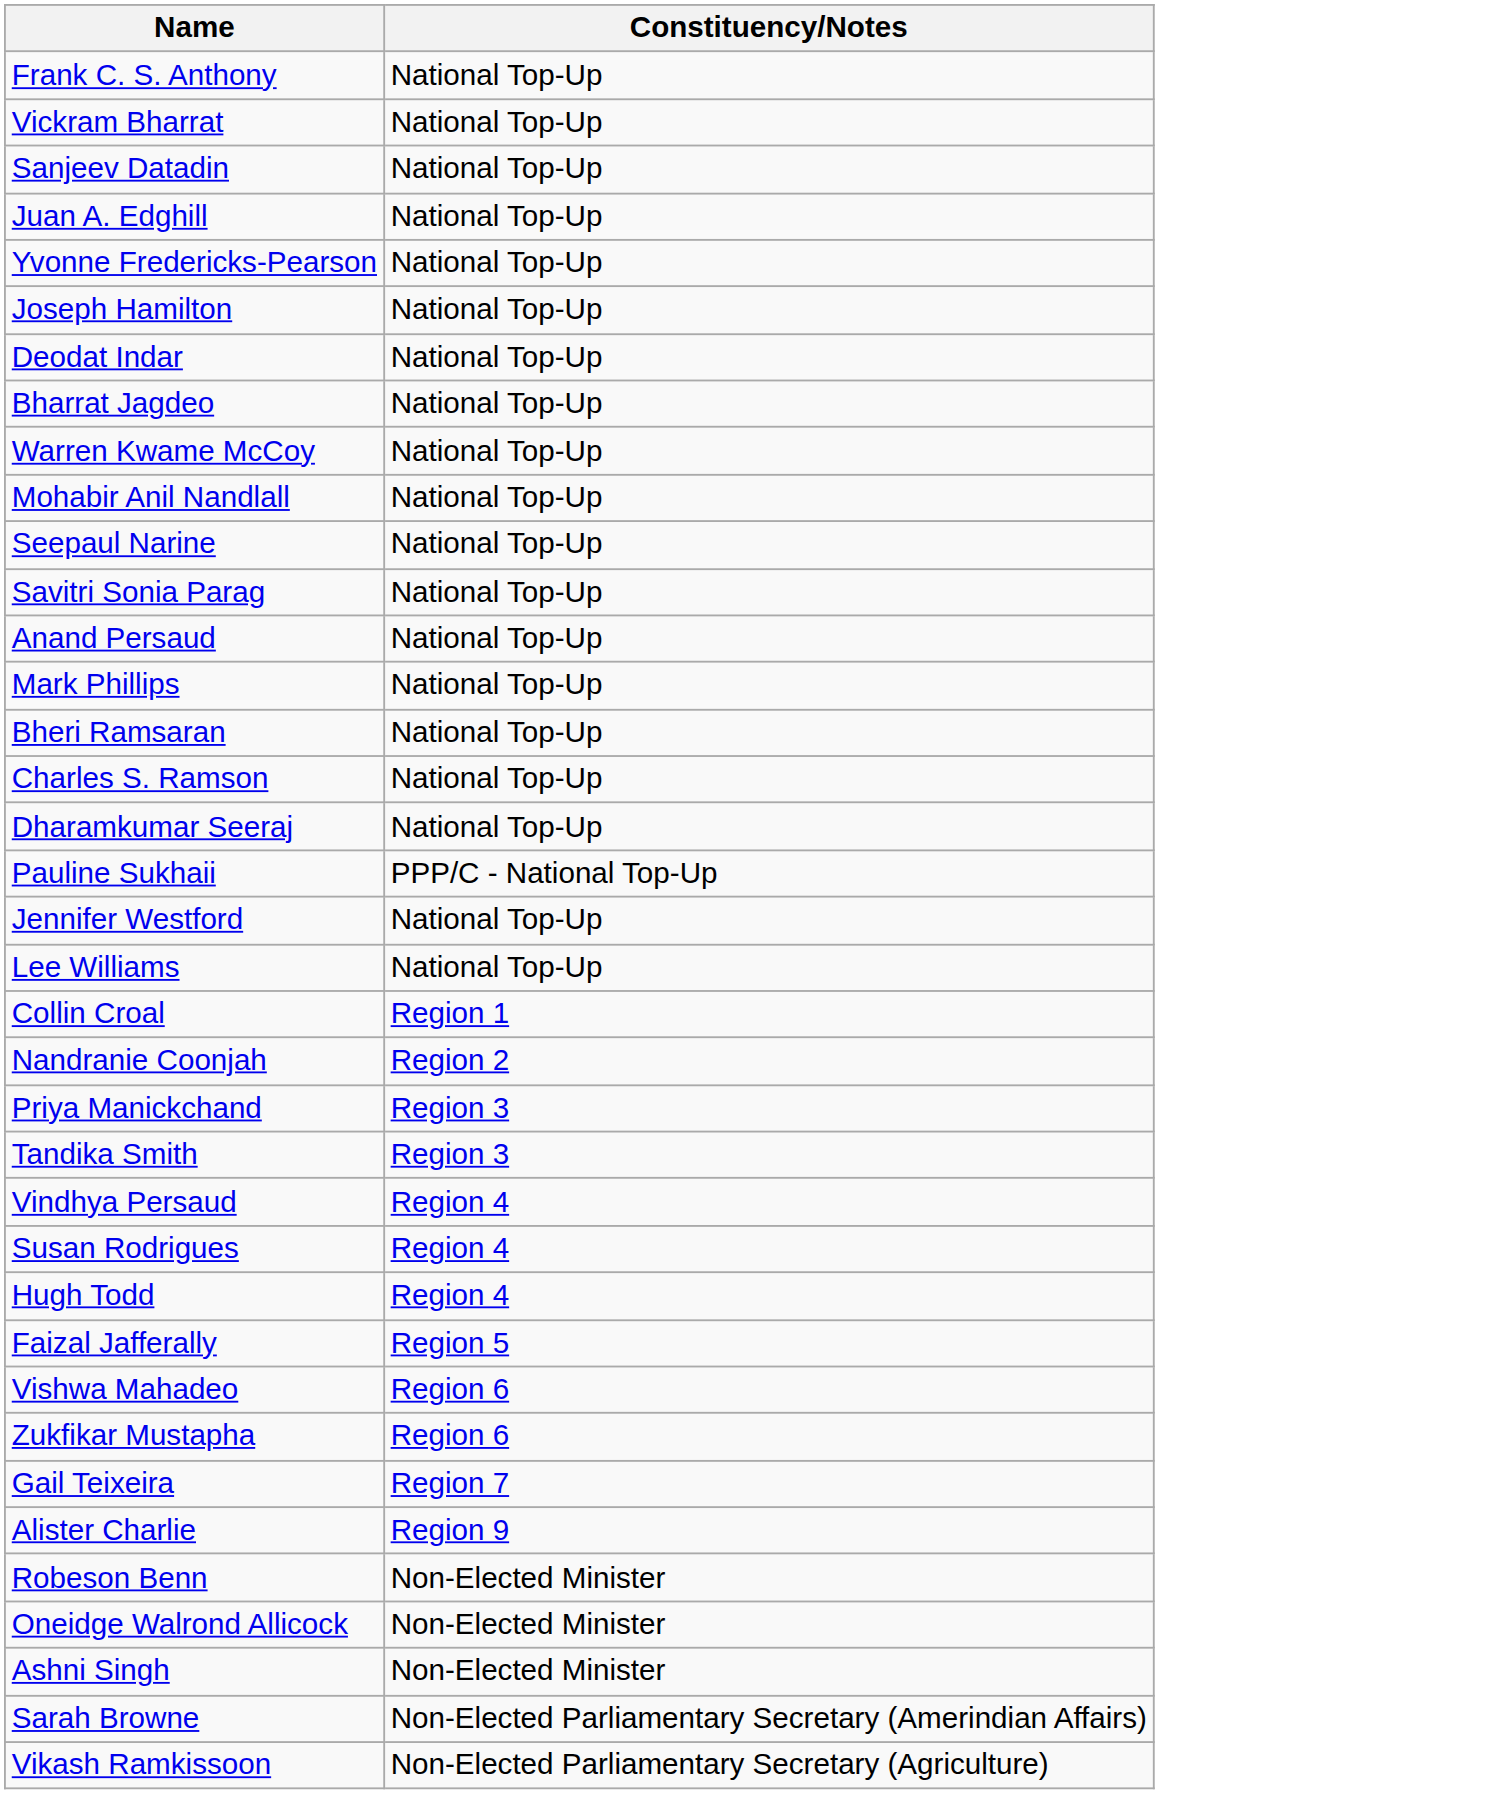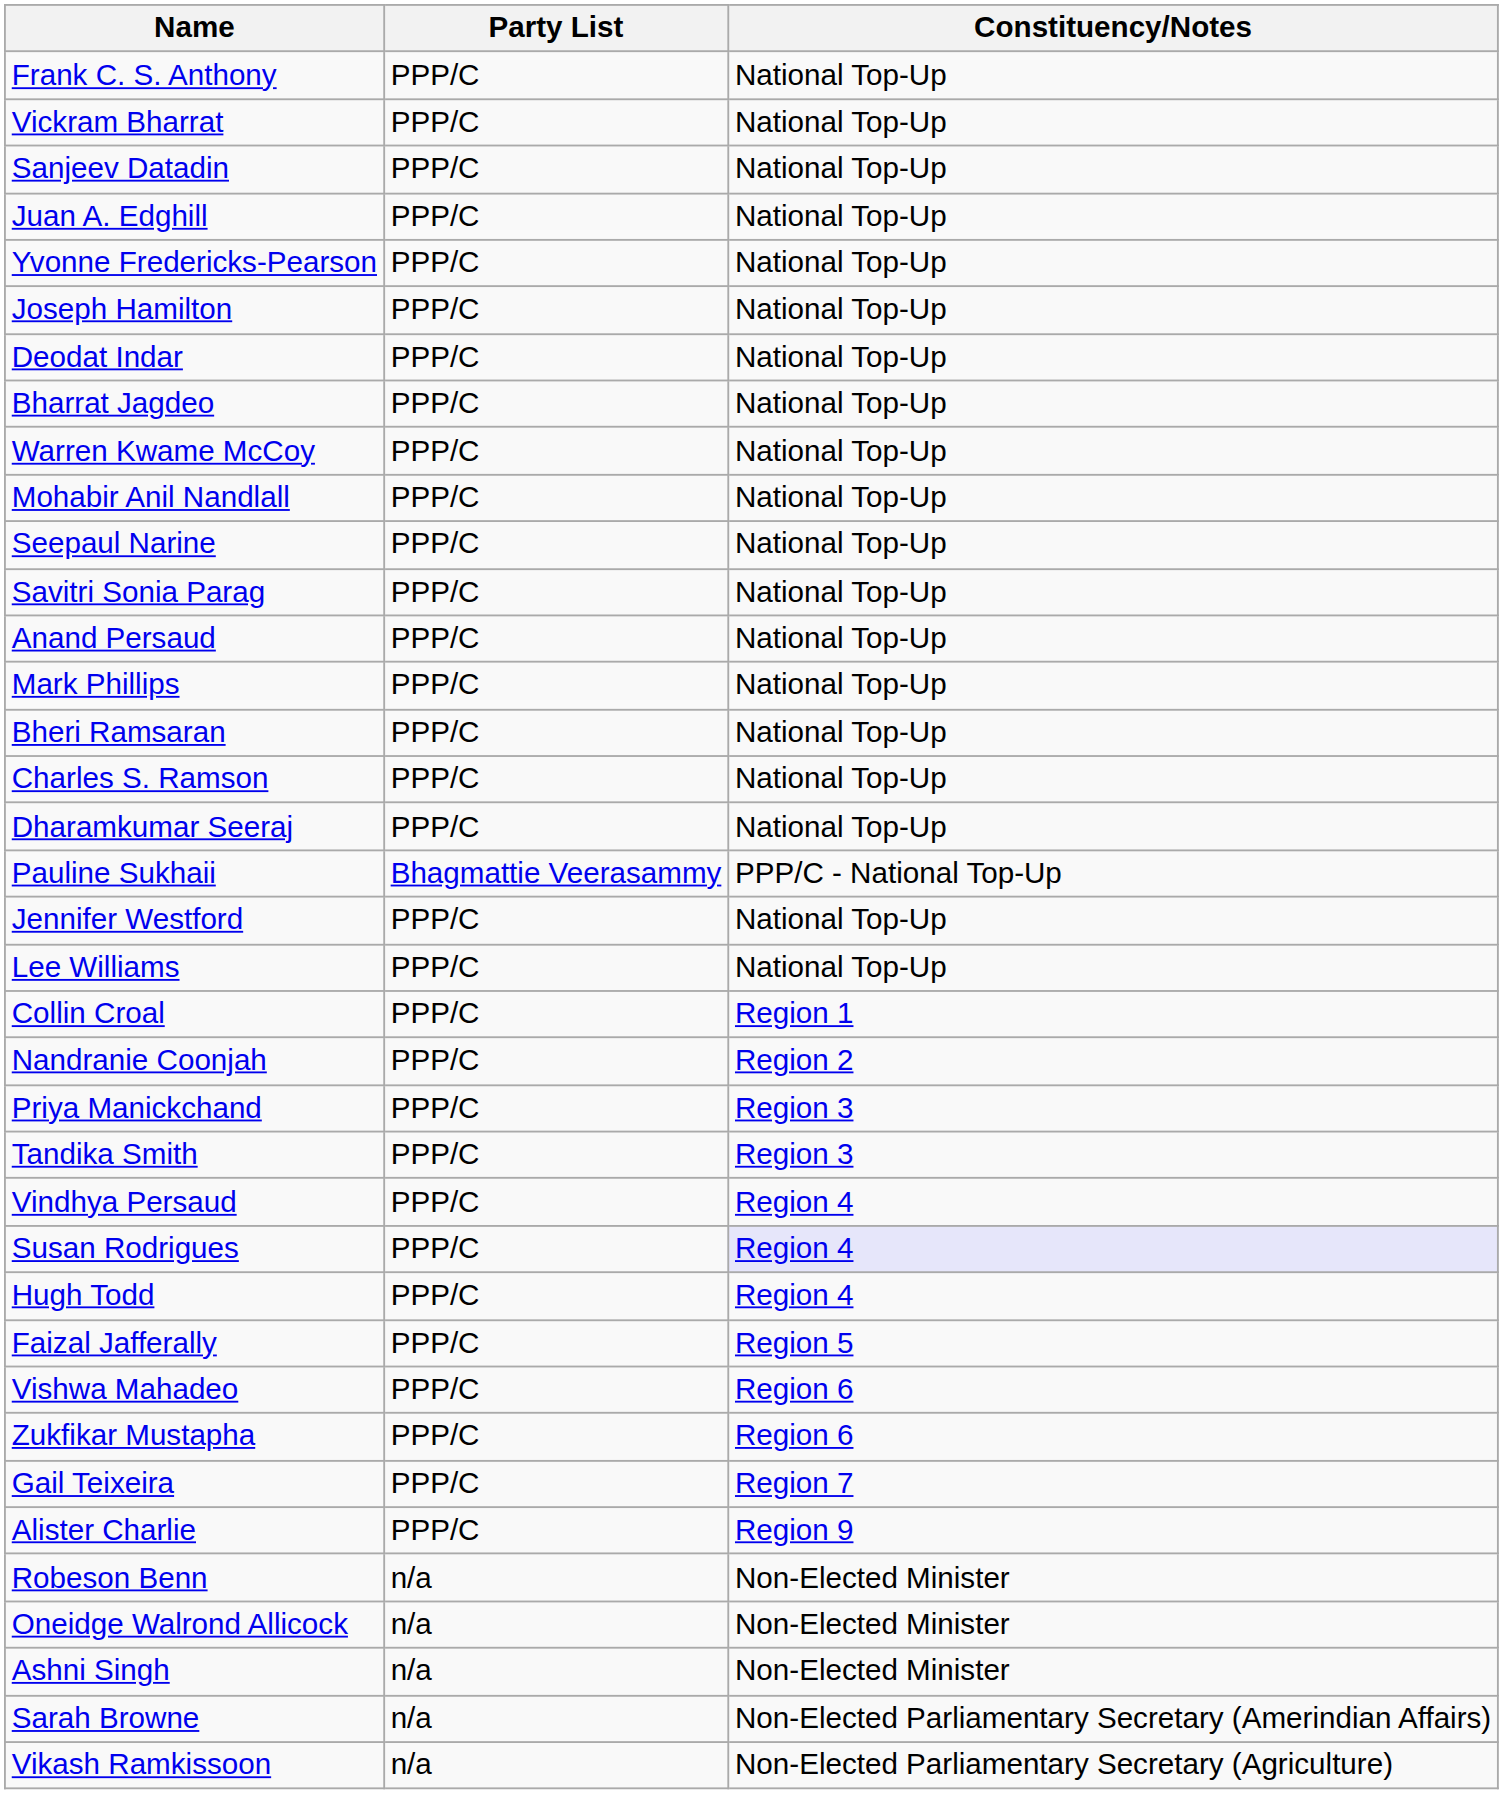+ column: (556, 27)
(450, 1248) no background -> (794, 1248) lavender background
